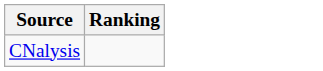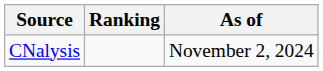+ column: (241, 19)
